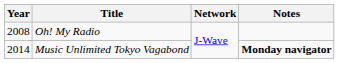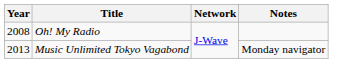(18, 49) 2014 -> (18, 49) 2013
(287, 49) bold -> (283, 49) normal
